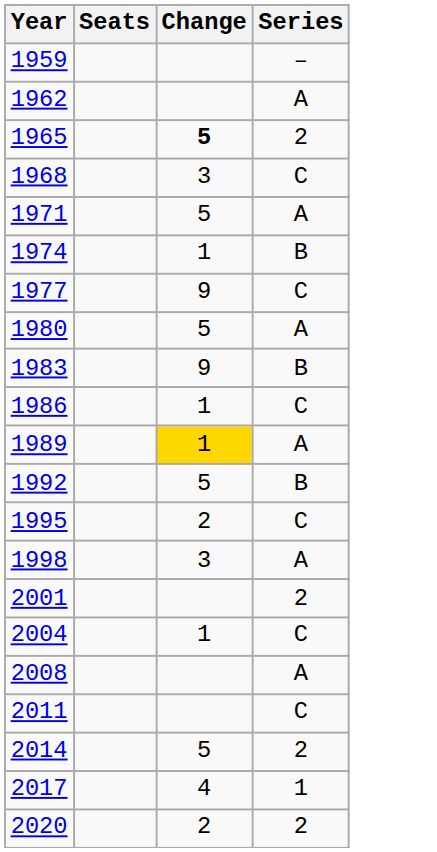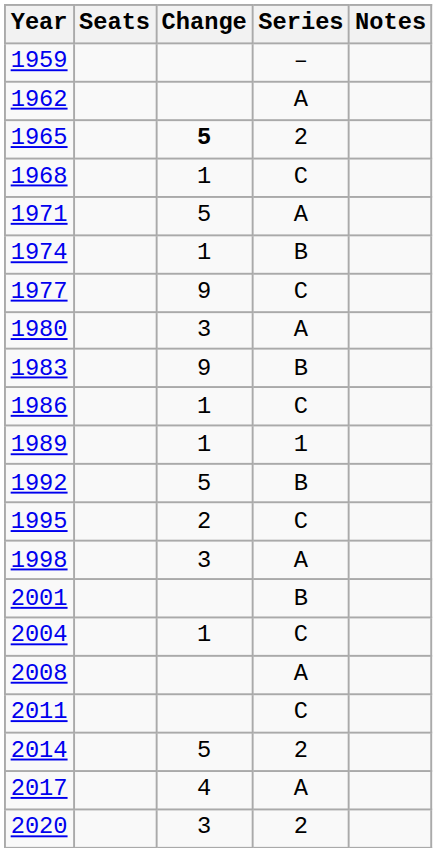+ column: (391, 24)
(204, 178) 3 -> (204, 178) 1
(204, 331) 5 -> (204, 331) 3
(204, 446) gold background -> (204, 446) no background
(301, 446) A -> (301, 446) 1
(301, 599) 2 -> (301, 599) B
(301, 790) 1 -> (301, 790) A
(204, 828) 2 -> (204, 828) 3
